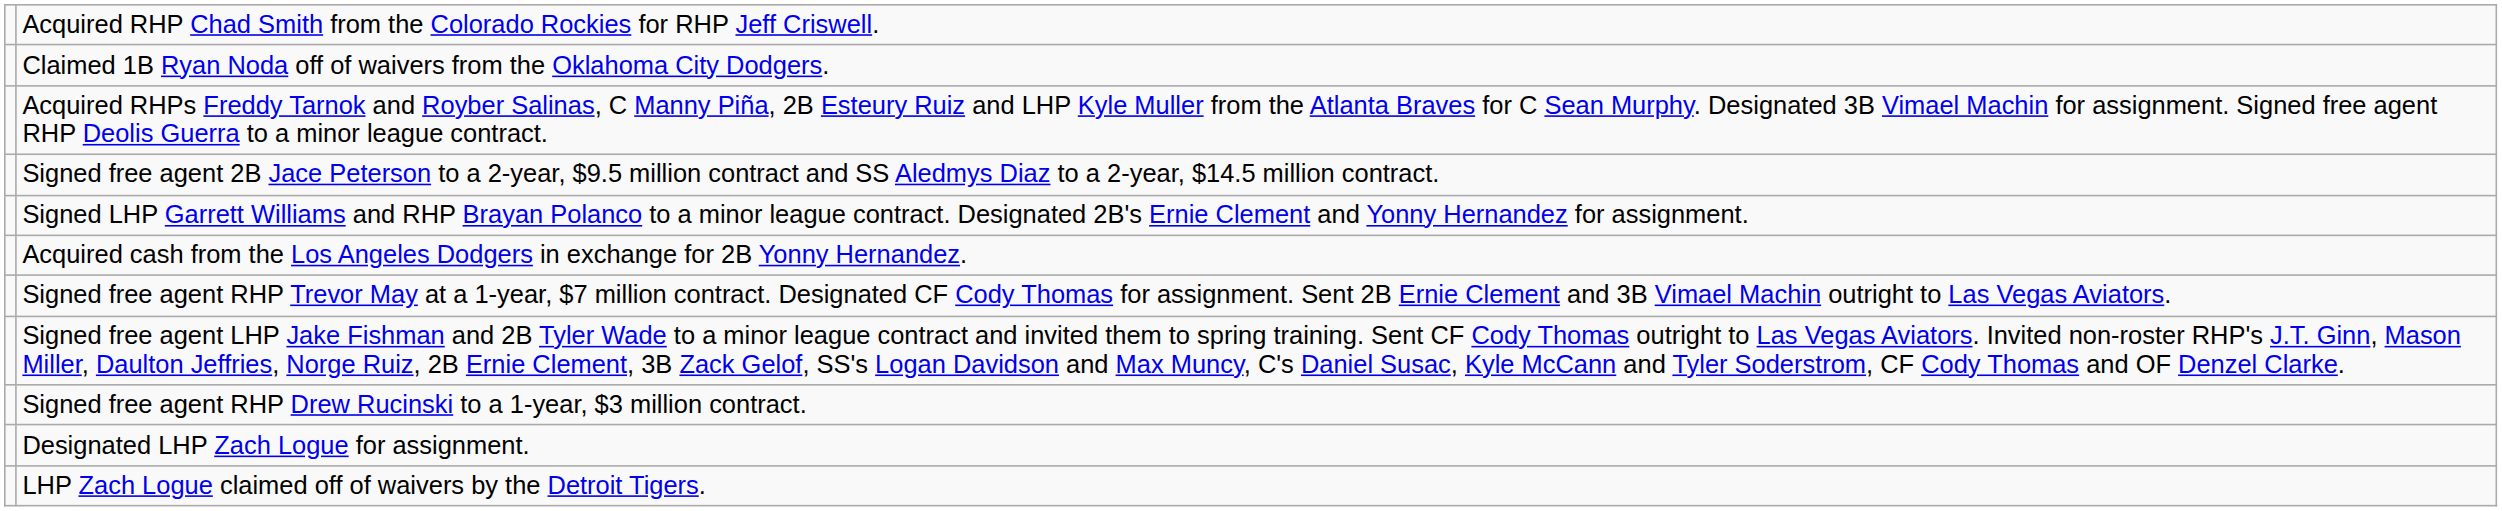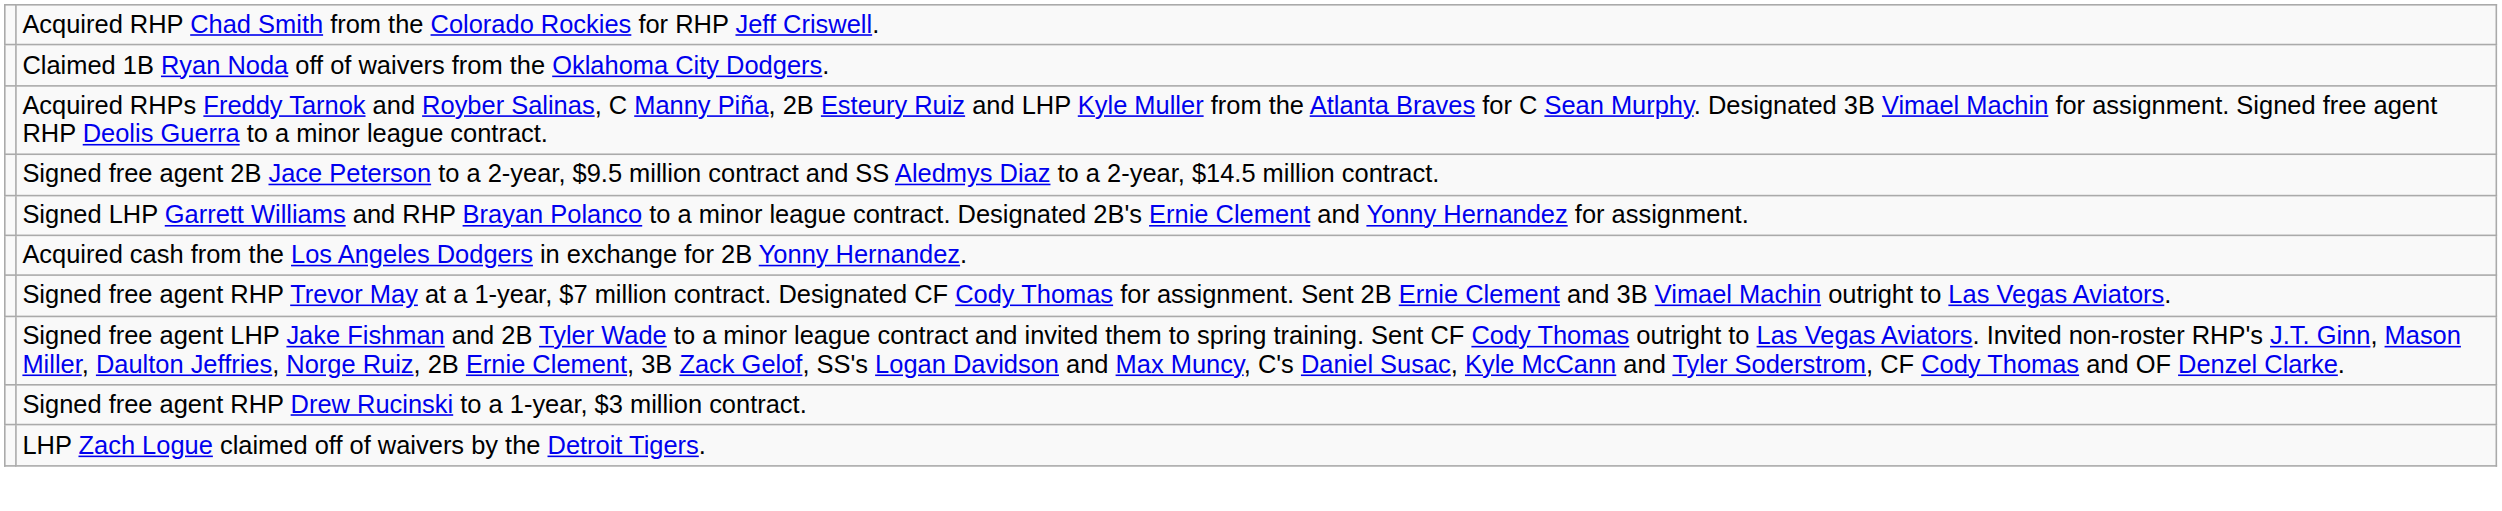- row: (276, 445)
